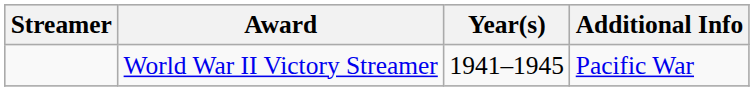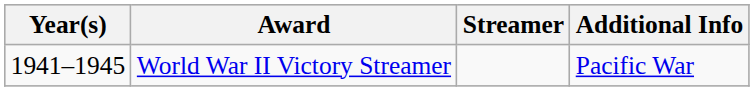columns swapped: (61, 24) <-> (507, 24)
